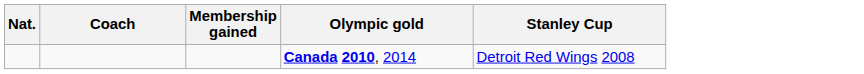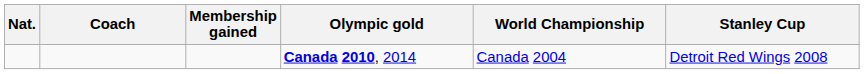+ column: (570, 24)
